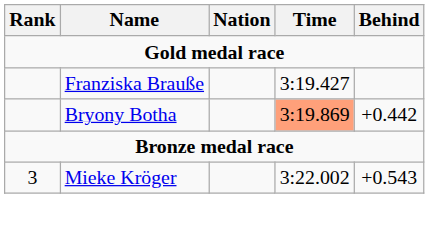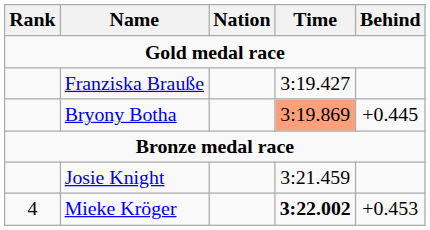(389, 114) +0.442 -> (390, 114) +0.445
+ row: (115, 177)
(32, 177) 3 -> (32, 209) 4
(315, 177) normal -> (315, 209) bold
(389, 177) +0.543 -> (390, 209) +0.453
